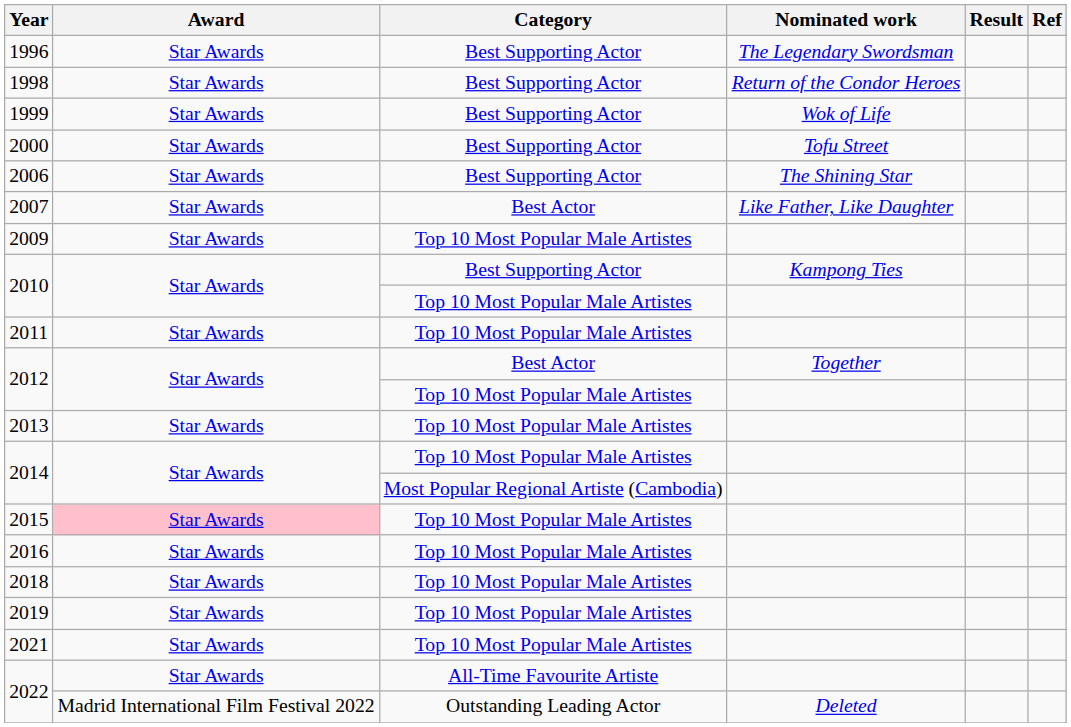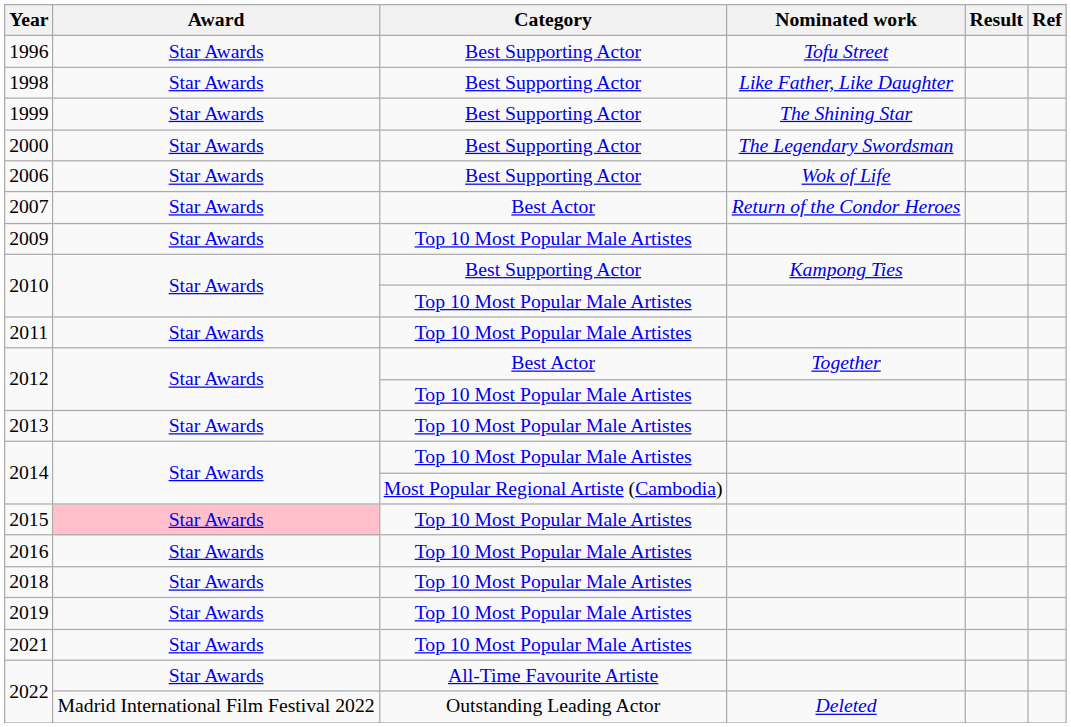(846, 51) The Legendary Swordsman -> (846, 51) Tofu Street
(846, 82) Return of the Condor Heroes -> (846, 82) Like Father, Like Daughter
(846, 113) Wok of Life -> (846, 113) The Shining Star
(846, 144) Tofu Street -> (846, 144) The Legendary Swordsman
(846, 176) The Shining Star -> (846, 176) Wok of Life
(846, 207) Like Father, Like Daughter -> (846, 207) Return of the Condor Heroes
